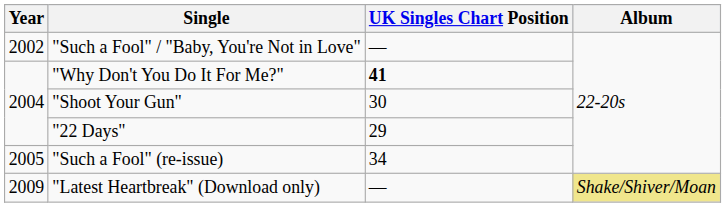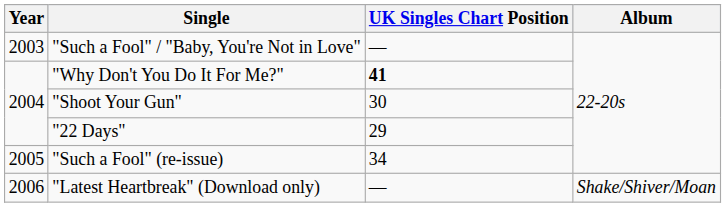(26, 46) 2002 -> (26, 46) 2003
(26, 187) 2009 -> (26, 187) 2006
(646, 187) khaki background -> (646, 187) no background
